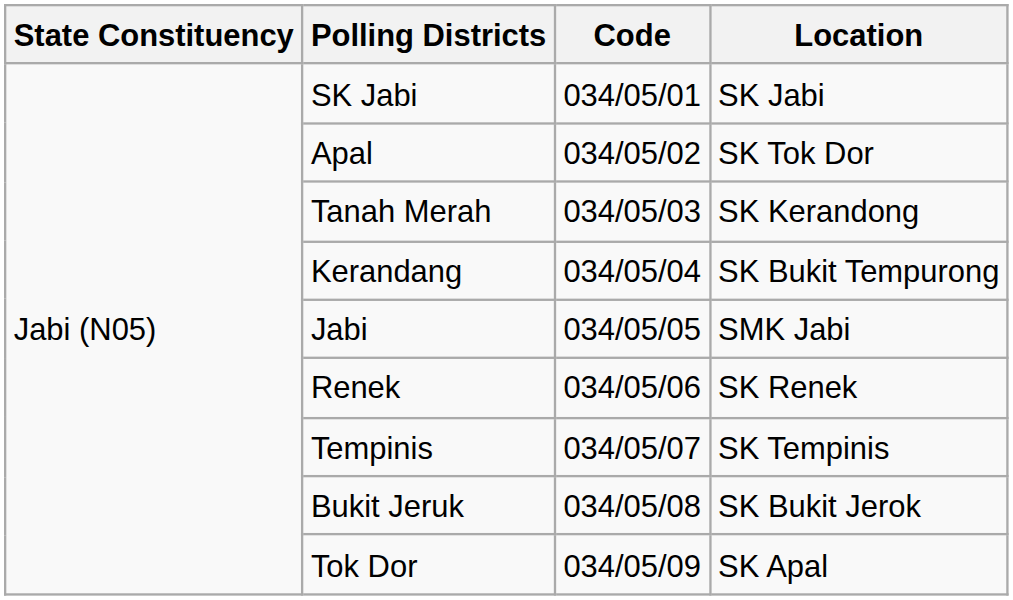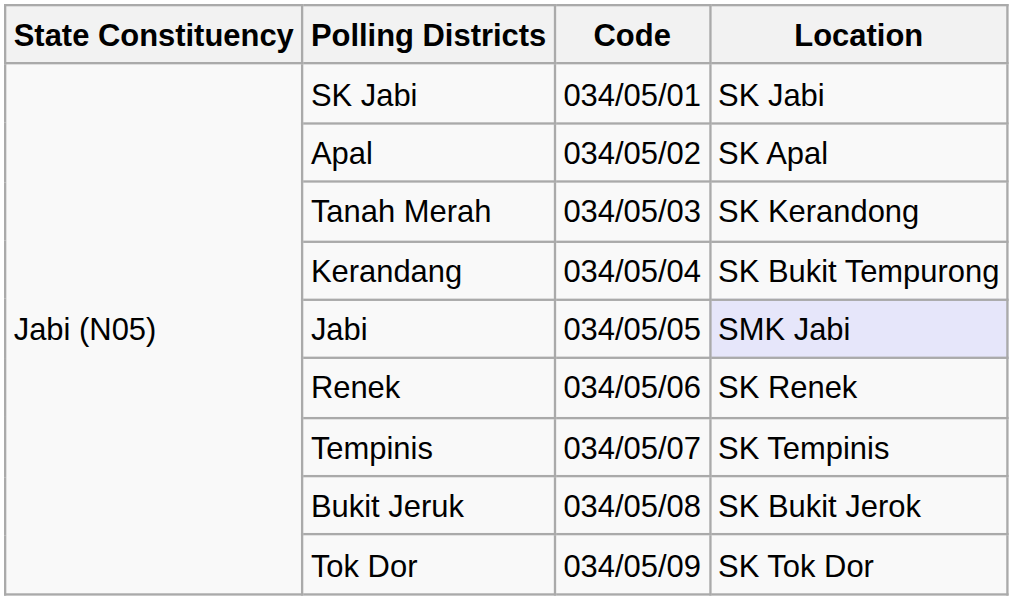(796, 153) SK Tok Dor -> (773, 153) SK Apal
(784, 330) no background -> (784, 330) lavender background
(773, 566) SK Apal -> (796, 566) SK Tok Dor
